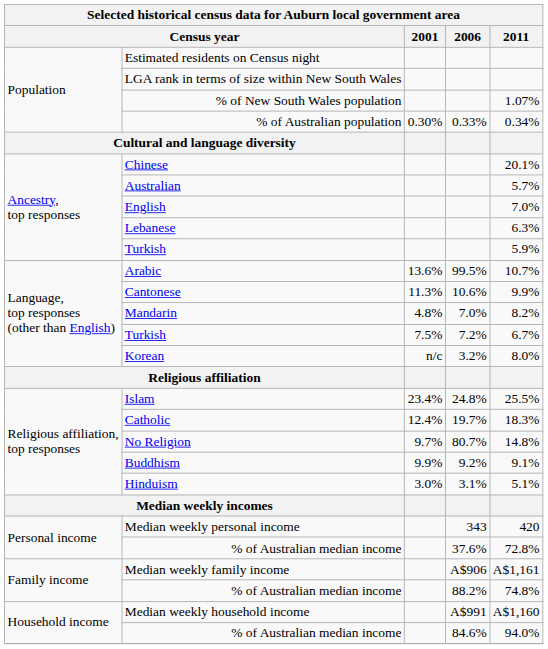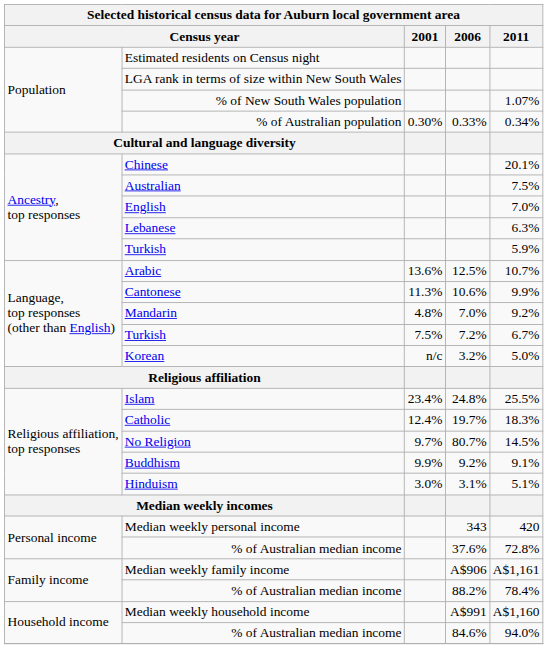(526, 185) 5.7% -> (526, 185) 7.5%
(468, 270) 99.5% -> (468, 270) 12.5%
(524, 313) 8.2% -> (524, 313) 9.2%
(524, 356) 8.0% -> (524, 356) 5.0%
(521, 441) 14.8% -> (521, 441) 14.5%
(522, 590) 74.8% -> (522, 590) 78.4%
